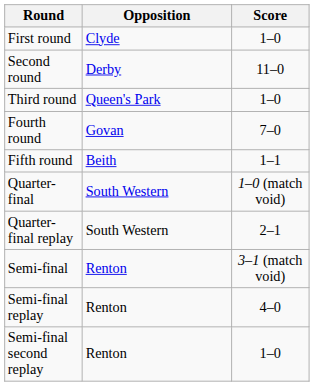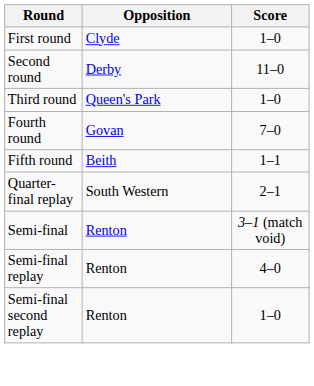- row: (32, 191)
